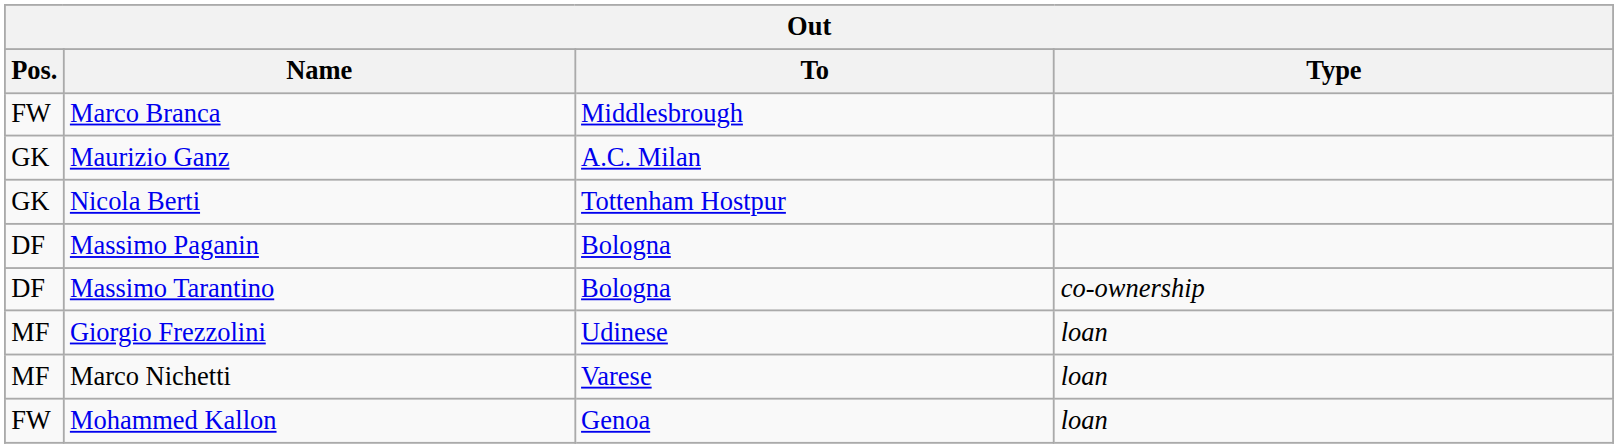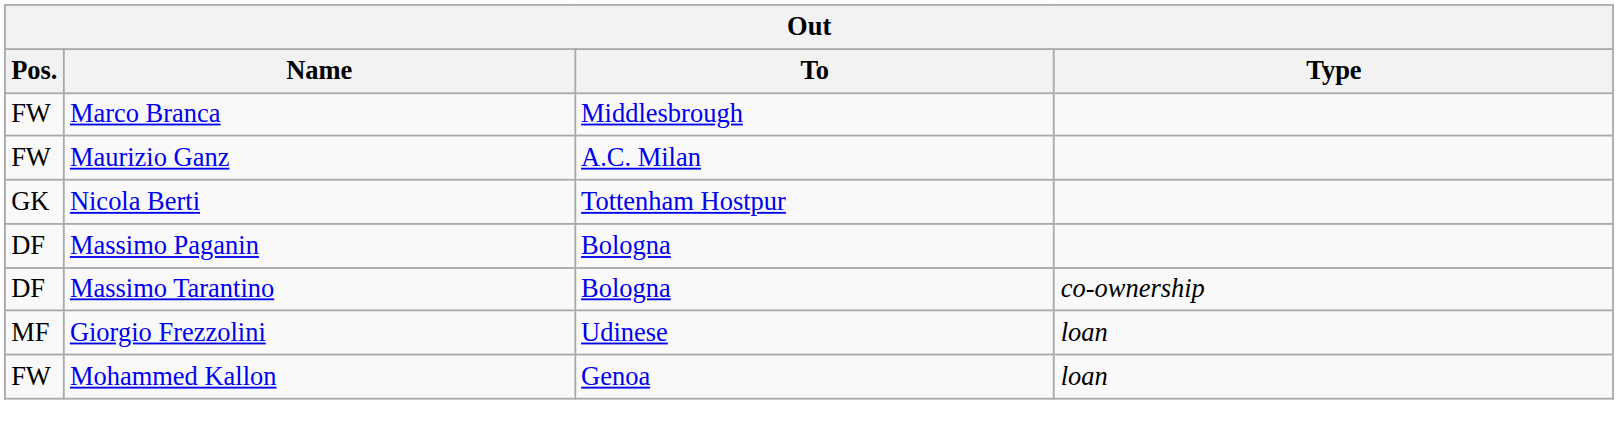(30, 157) GK -> (31, 157) FW
- row: (150, 376)
